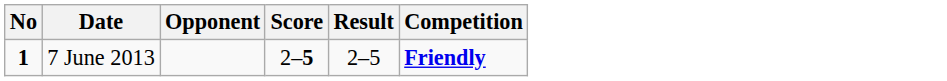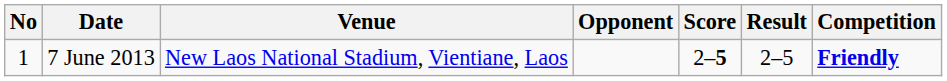+ column: (366, 22)
(23, 57) bold -> (23, 57) normal
